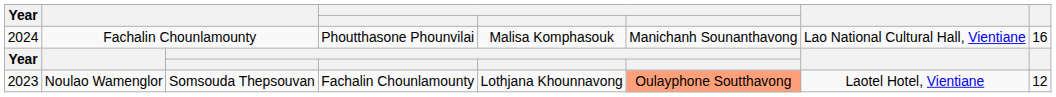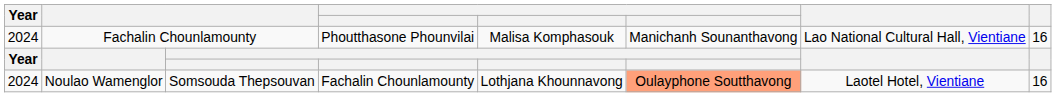(23, 81) 2023 -> (23, 81) 2024
(1040, 81) 12 -> (1040, 81) 16
